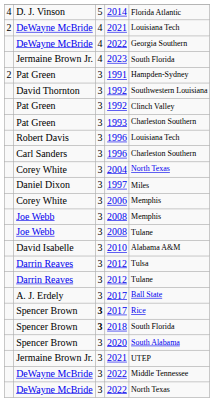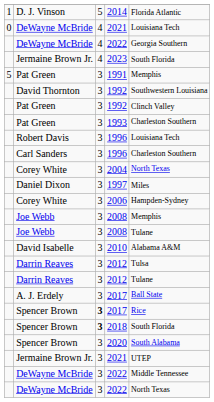(9, 12) 4 -> (9, 12) 1
(9, 28) 2 -> (9, 28) 0
(9, 75) 2 -> (9, 75) 5
(160, 75) Hampden-Sydney -> (146, 75) Memphis
(146, 201) Memphis -> (160, 201) Hampden-Sydney
